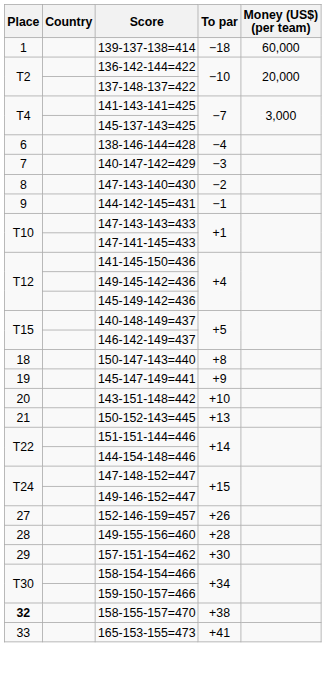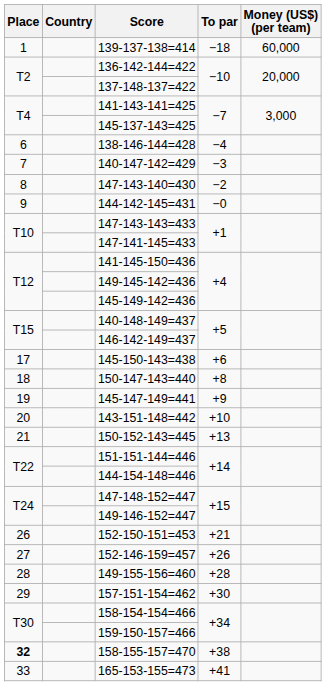(220, 204) −1 -> (220, 204) −0
+ row: (147, 359)
+ row: (147, 535)
